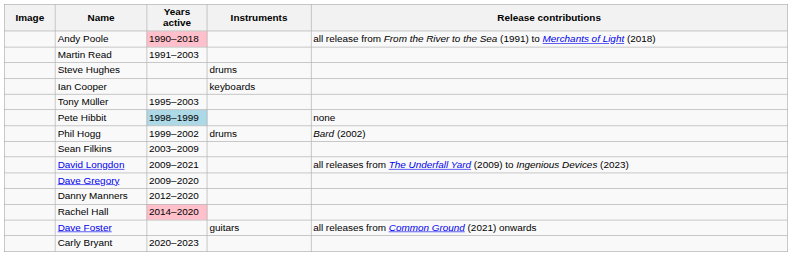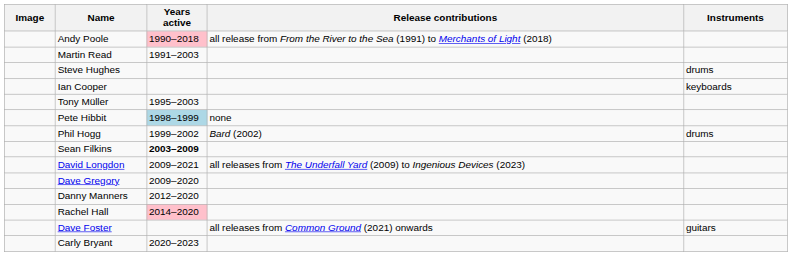columns swapped: (259, 17) <-> (549, 17)
(174, 149) normal -> (174, 149) bold
